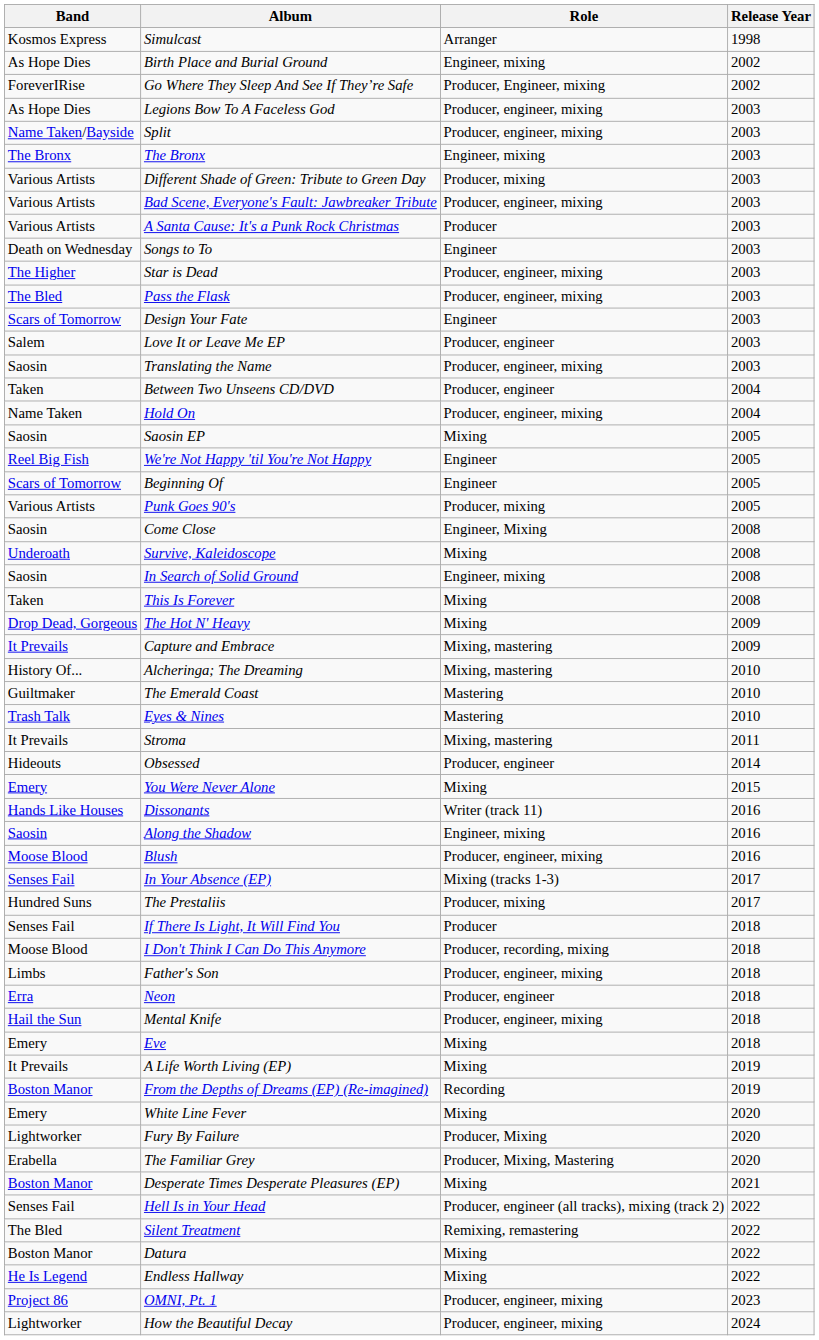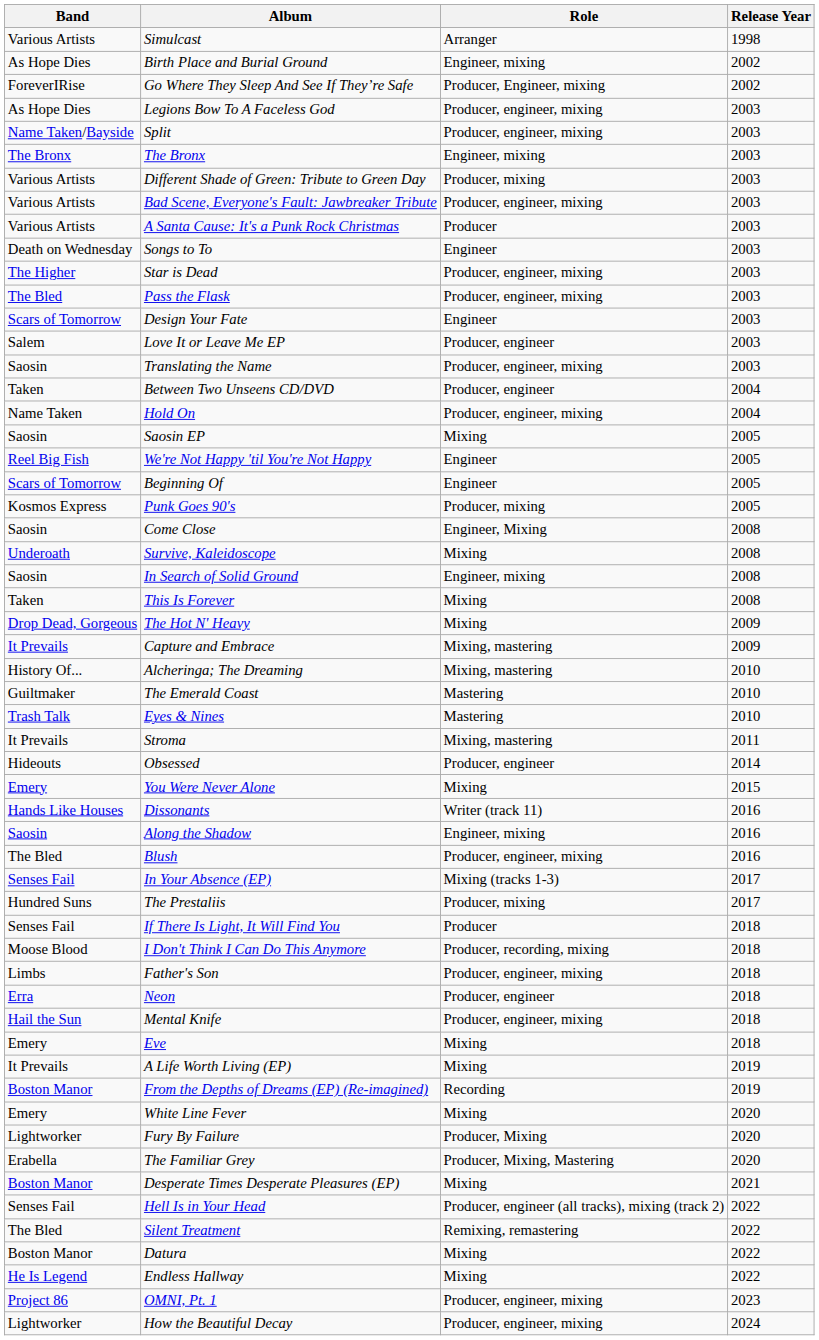(57, 39) Kosmos Express -> (51, 39) Various Artists
(51, 506) Various Artists -> (57, 506) Kosmos Express
(48, 856) Moose Blood -> (35, 856) The Bled
